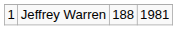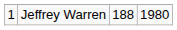(155, 14) 1981 -> (155, 14) 1980
